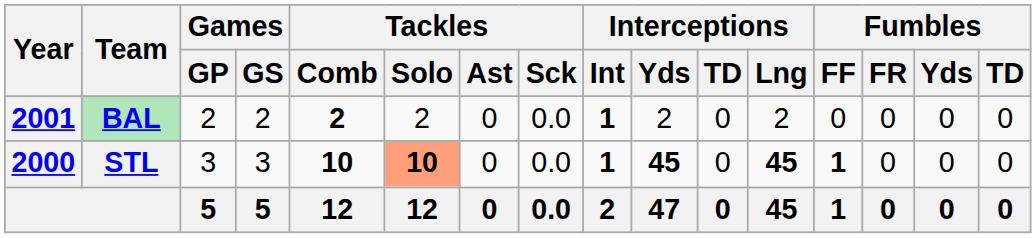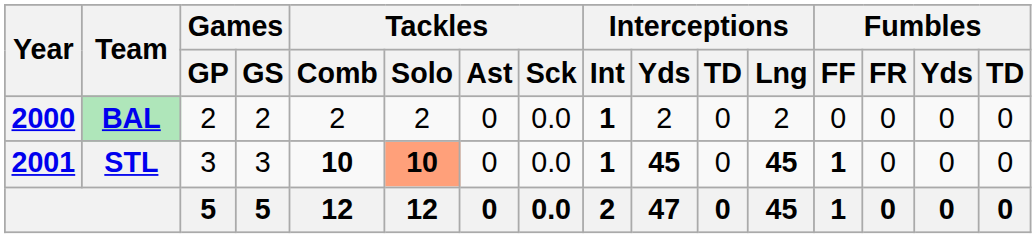(43, 118) 2001 -> (43, 118) 2000
(337, 118) bold -> (337, 118) normal
(43, 163) 2000 -> (43, 163) 2001
